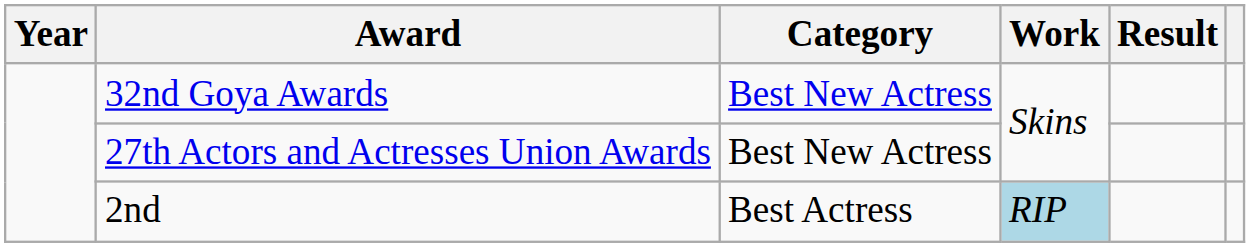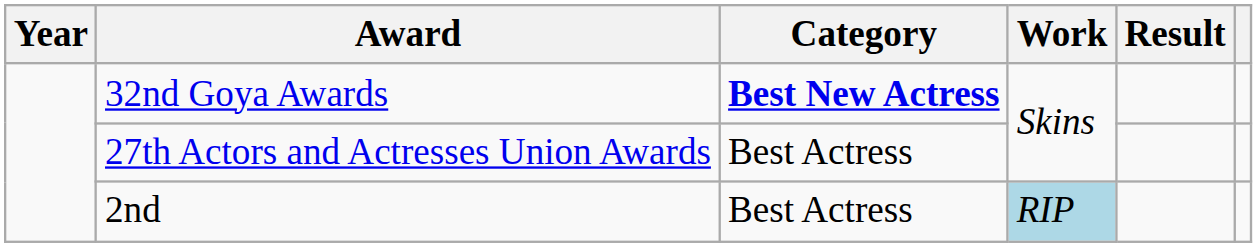(860, 92) normal -> (864, 92) bold
(860, 151) Best New Actress -> (820, 151) Best Actress
